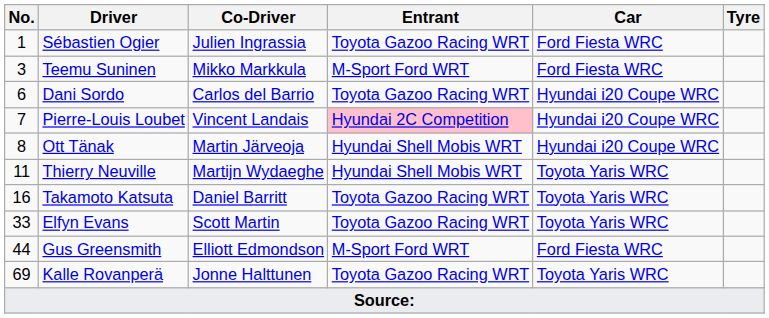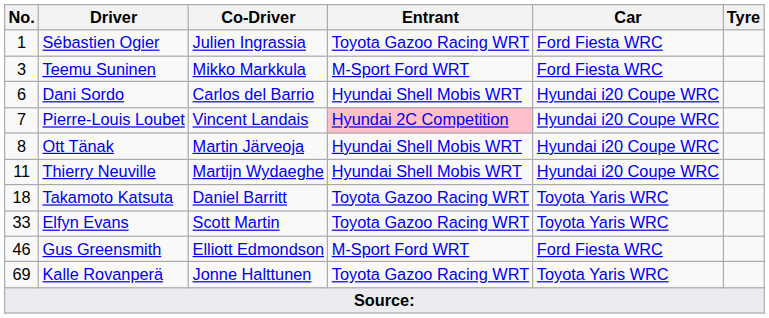(430, 94) Toyota Gazoo Racing WRT -> (427, 94) Hyundai Shell Mobis WRT
(603, 171) Toyota Yaris WRC -> (628, 171) Hyundai i20 Coupe WRC
(22, 197) 16 -> (22, 197) 18
(22, 249) 44 -> (22, 249) 46
